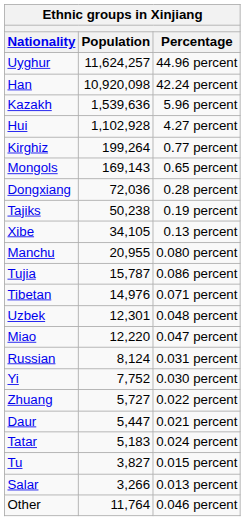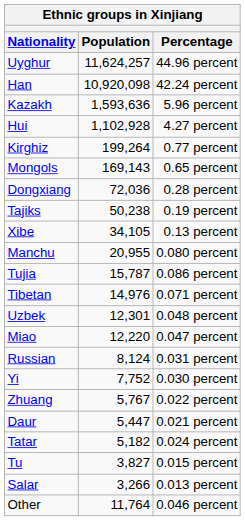(121, 105) 1,539,636 -> (121, 105) 1,593,636
(133, 400) 5,727 -> (133, 400) 5,767
(133, 442) 5,183 -> (133, 442) 5,182
